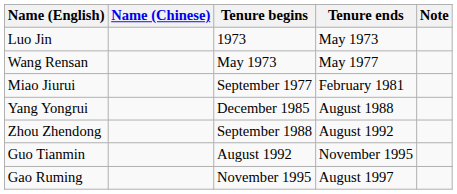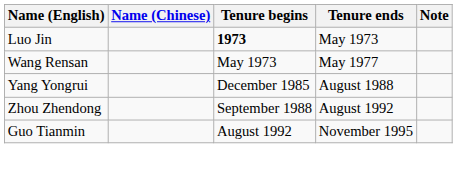(232, 39) normal -> (232, 39) bold
- row: (42, 85)
- row: (45, 177)
